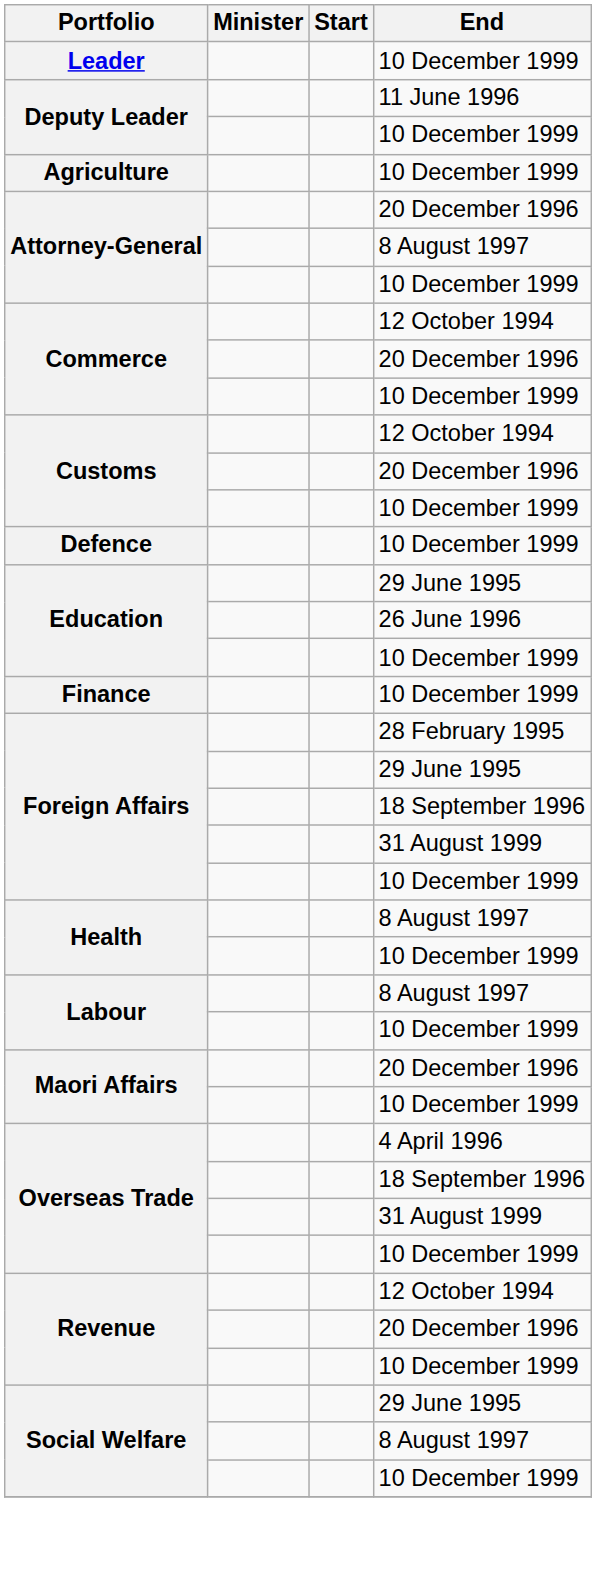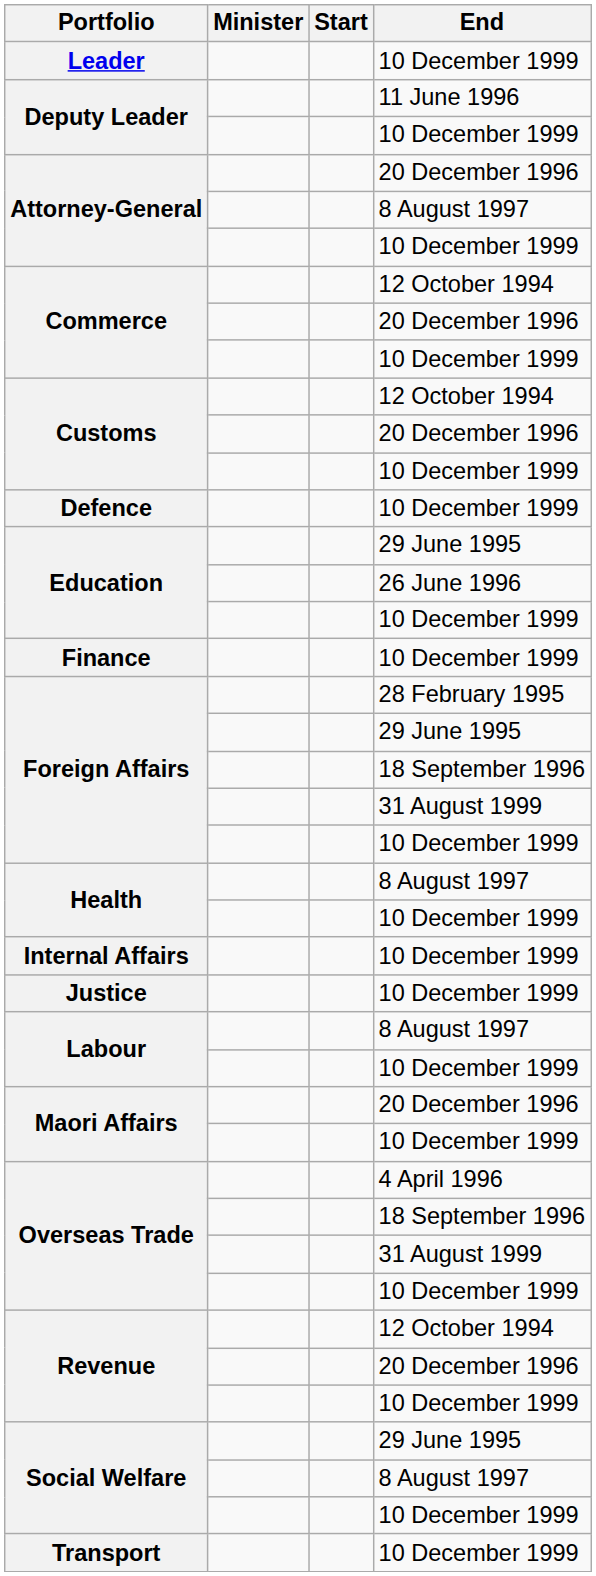- row: (106, 172)
+ row: (106, 955)
+ row: (106, 992)
+ row: (106, 1552)
